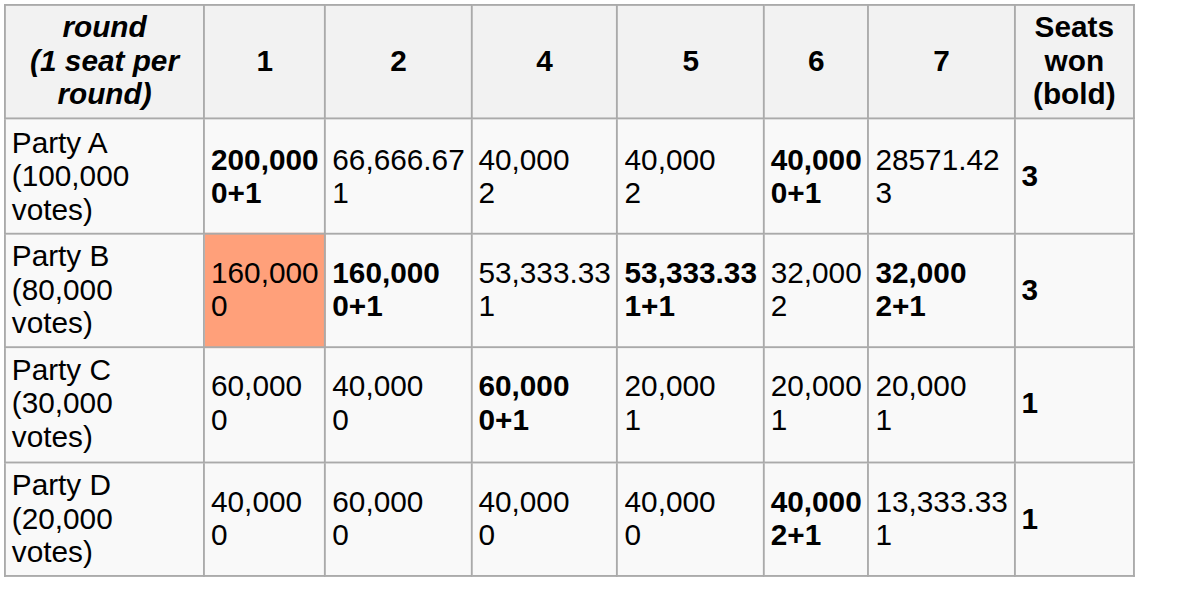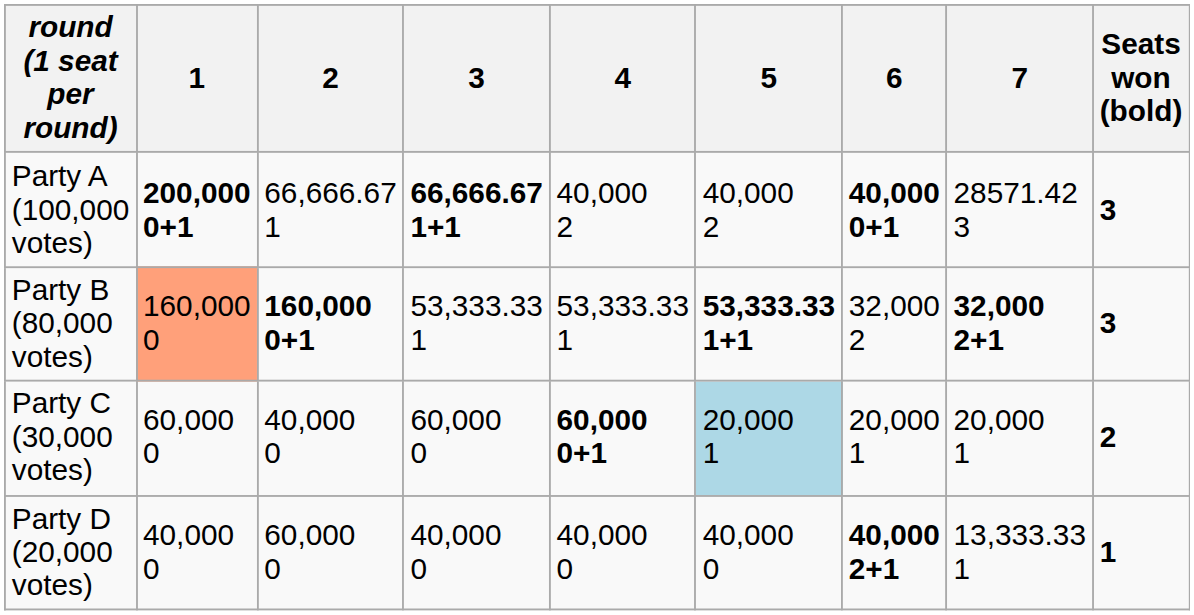+ column: (477, 78)
(670, 404) no background -> (748, 437) lightblue background
(1030, 404) 1 -> (1108, 437) 2
